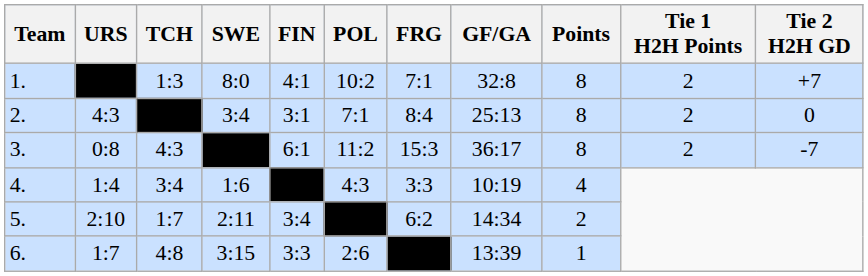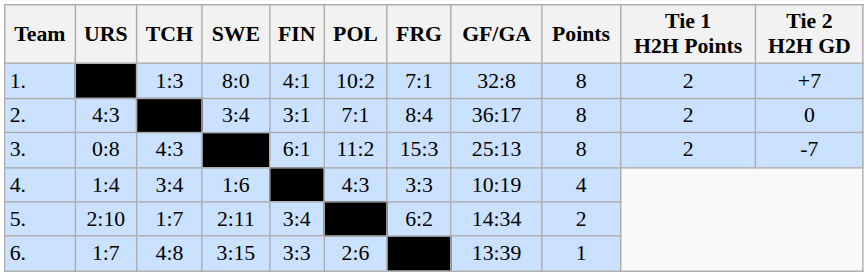(497, 115) 25:13 -> (497, 115) 36:17
(497, 149) 36:17 -> (497, 149) 25:13
